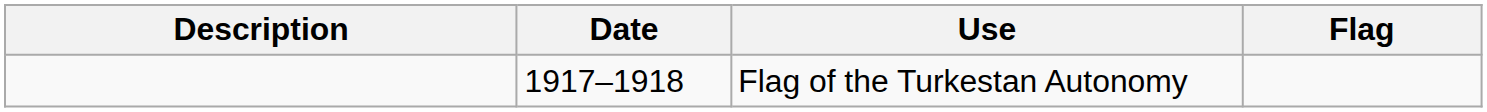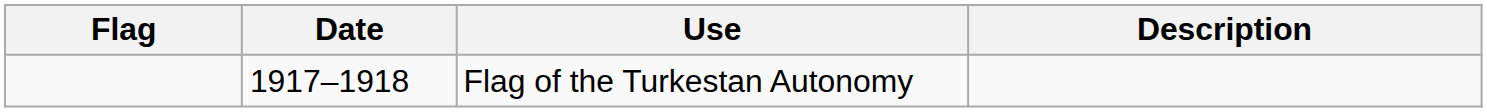columns swapped: (1362, 29) <-> (261, 29)
